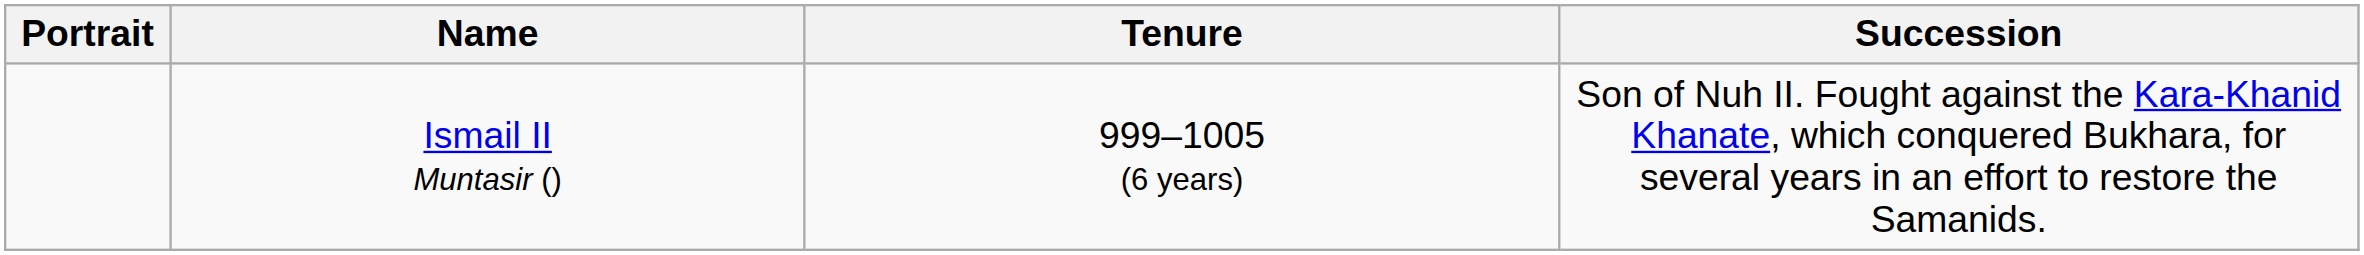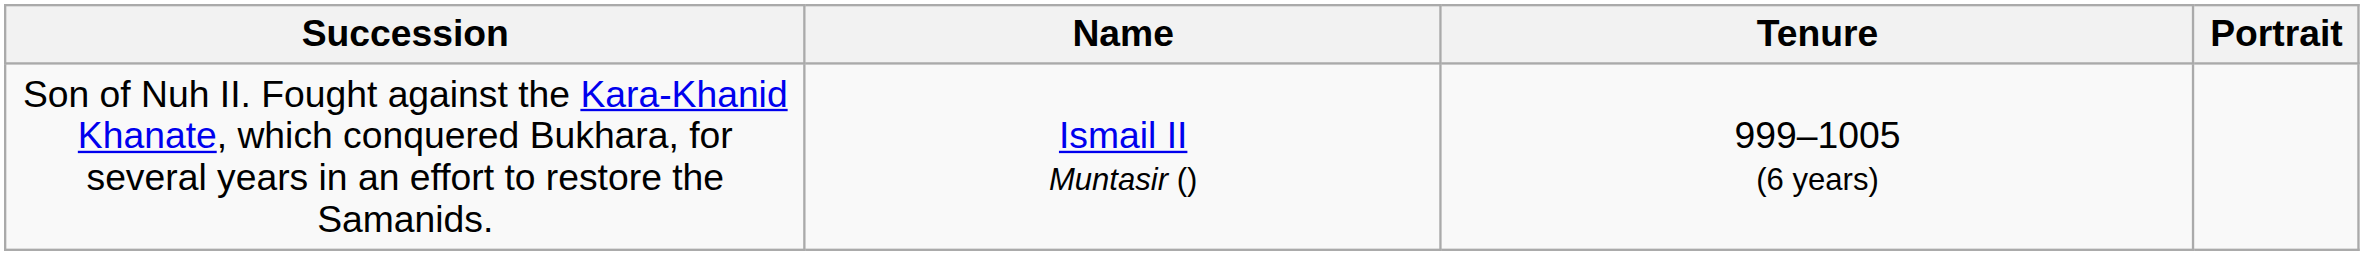columns swapped: (88, 34) <-> (1959, 34)
